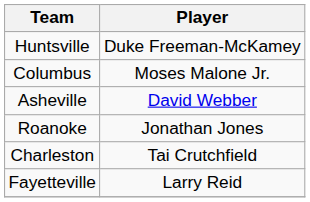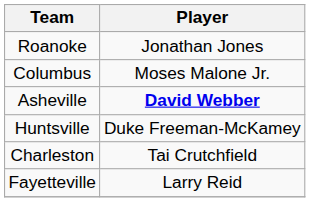rows swapped: (52, 45) <-> (52, 127)
(202, 100) normal -> (202, 100) bold
